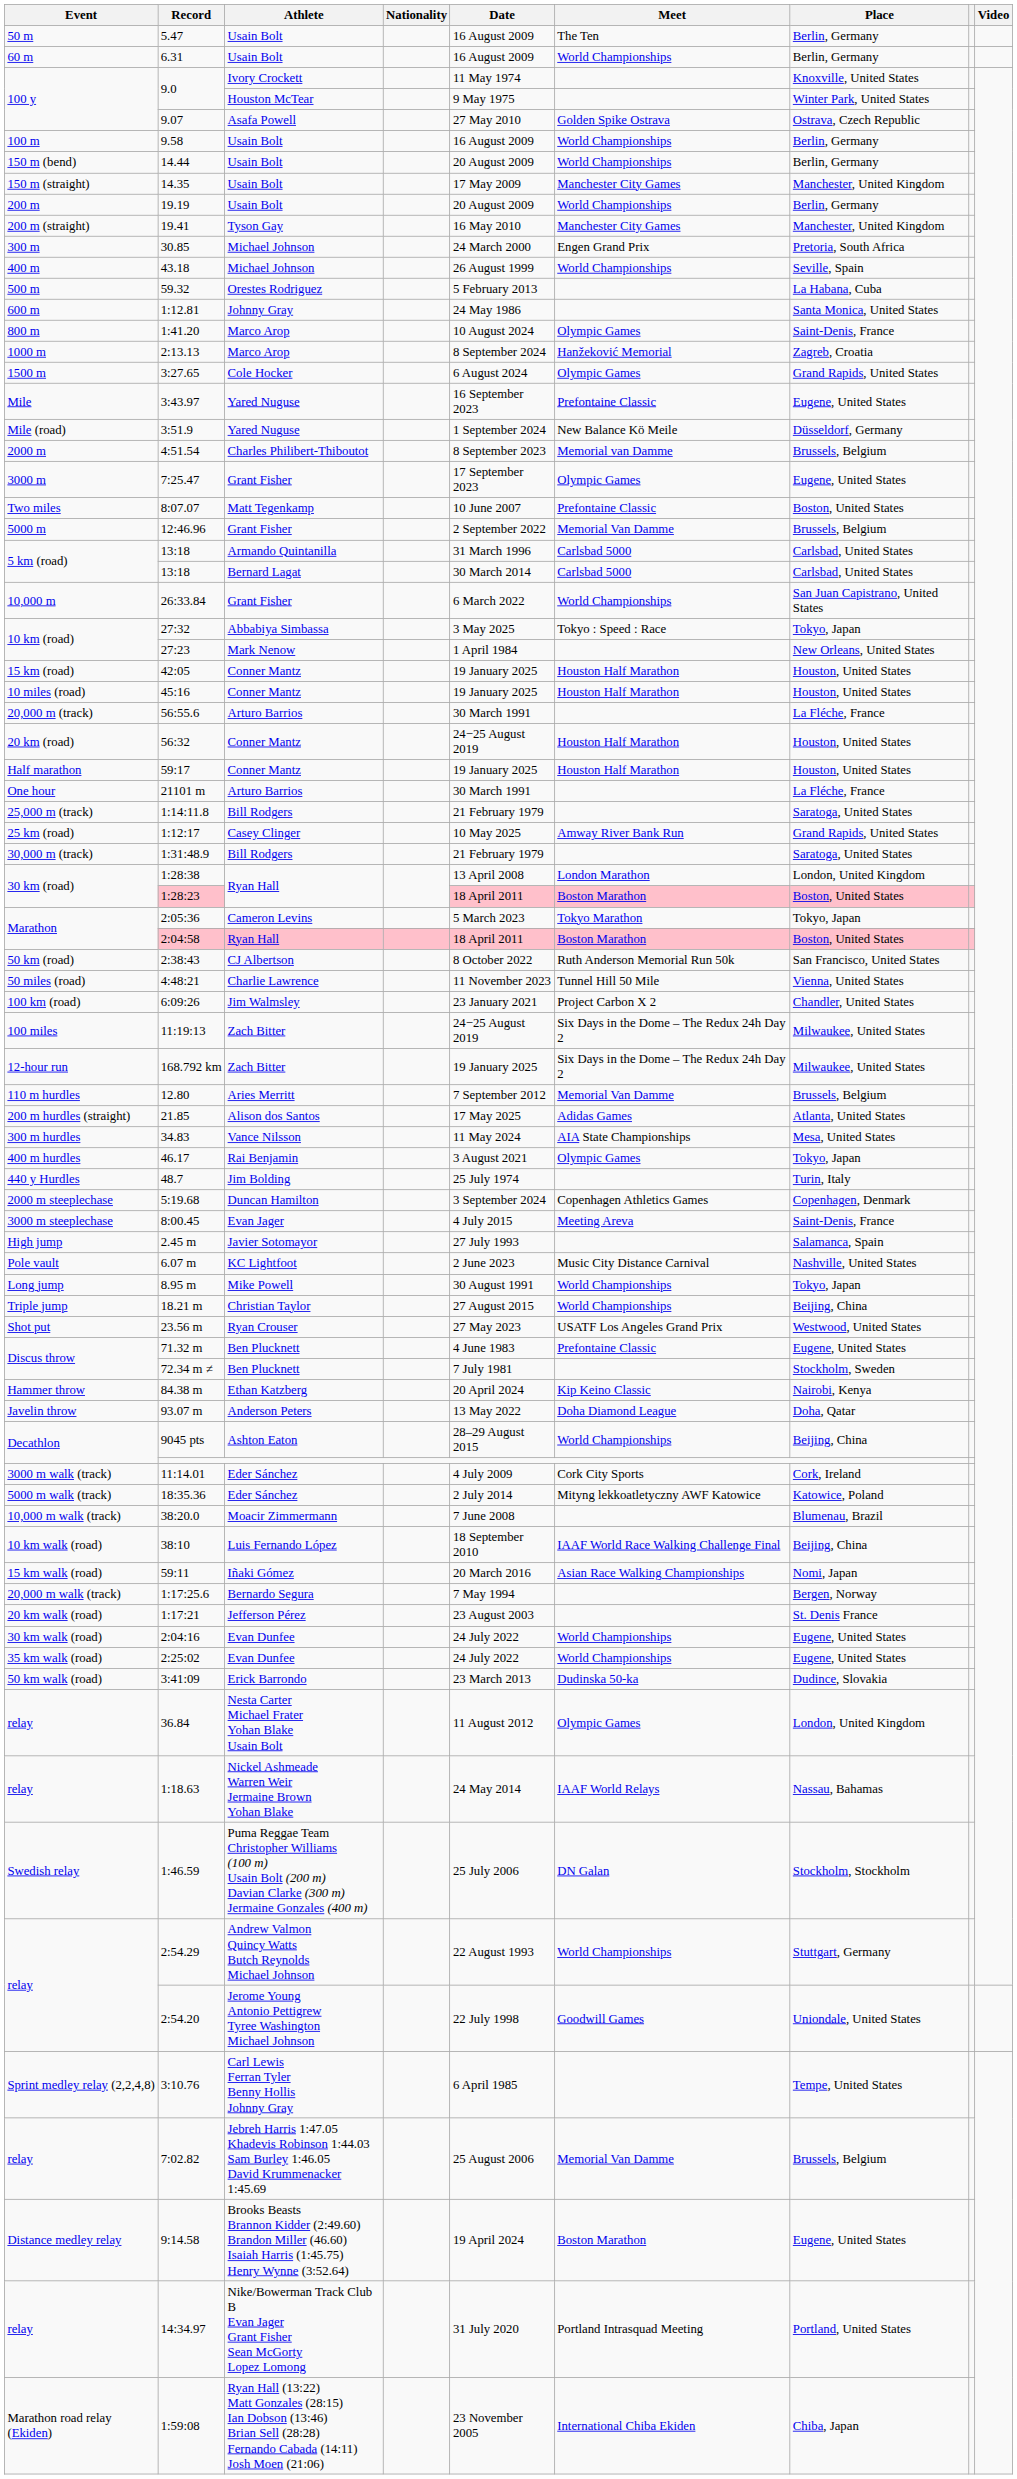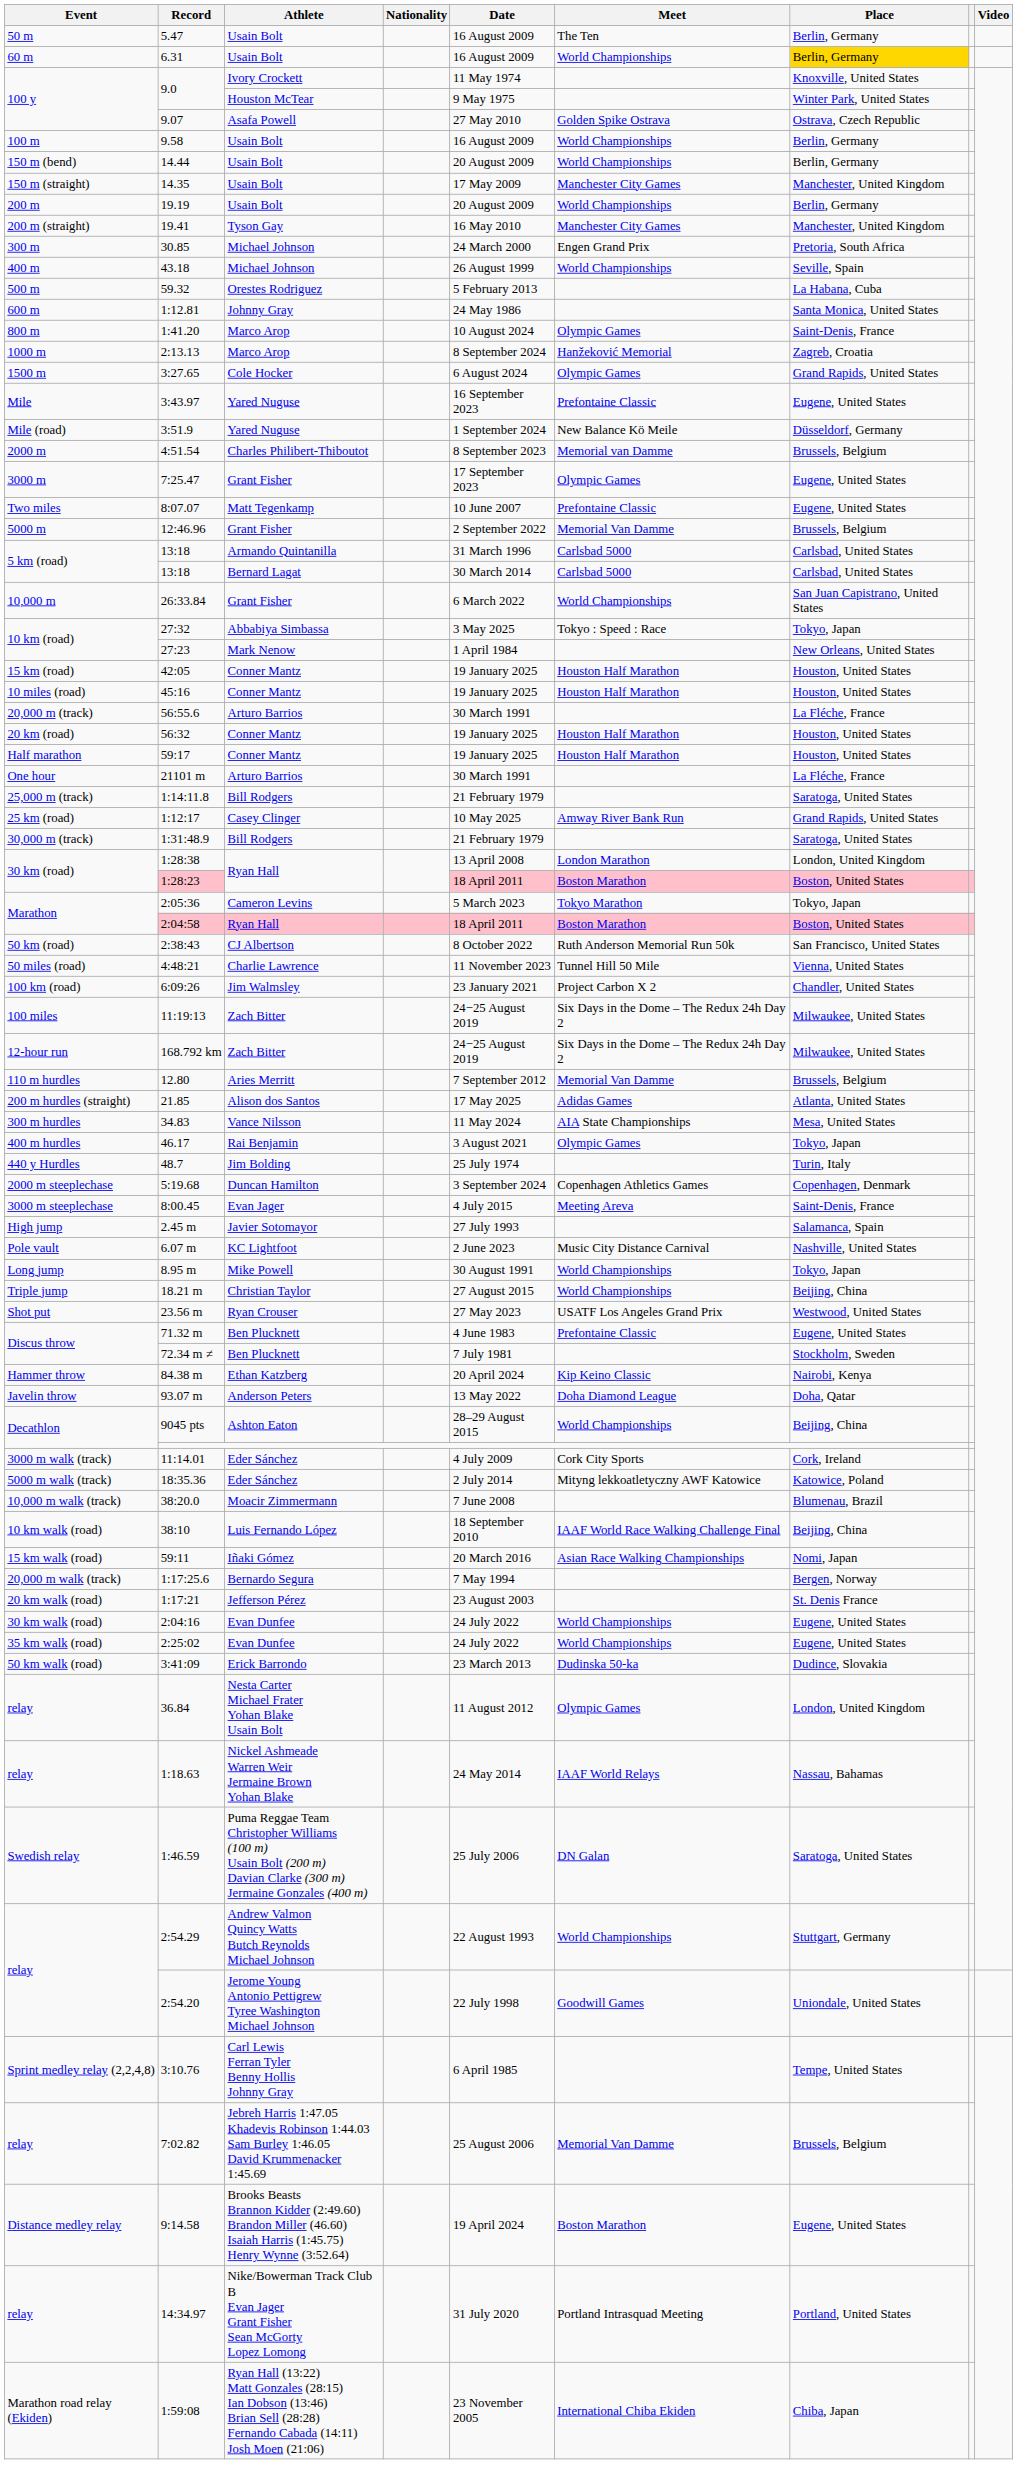(836, 57) no background -> (836, 57) gold background
(848, 508) Boston, United States -> (849, 508) Eugene, United States
(489, 741) 24−25 August 2019 -> (495, 734) 19 January 2025
(495, 1066) 19 January 2025 -> (489, 1051) 24−25 August 2019
(851, 1870) Stockholm, Stockholm -> (853, 1855) Saratoga, United States
